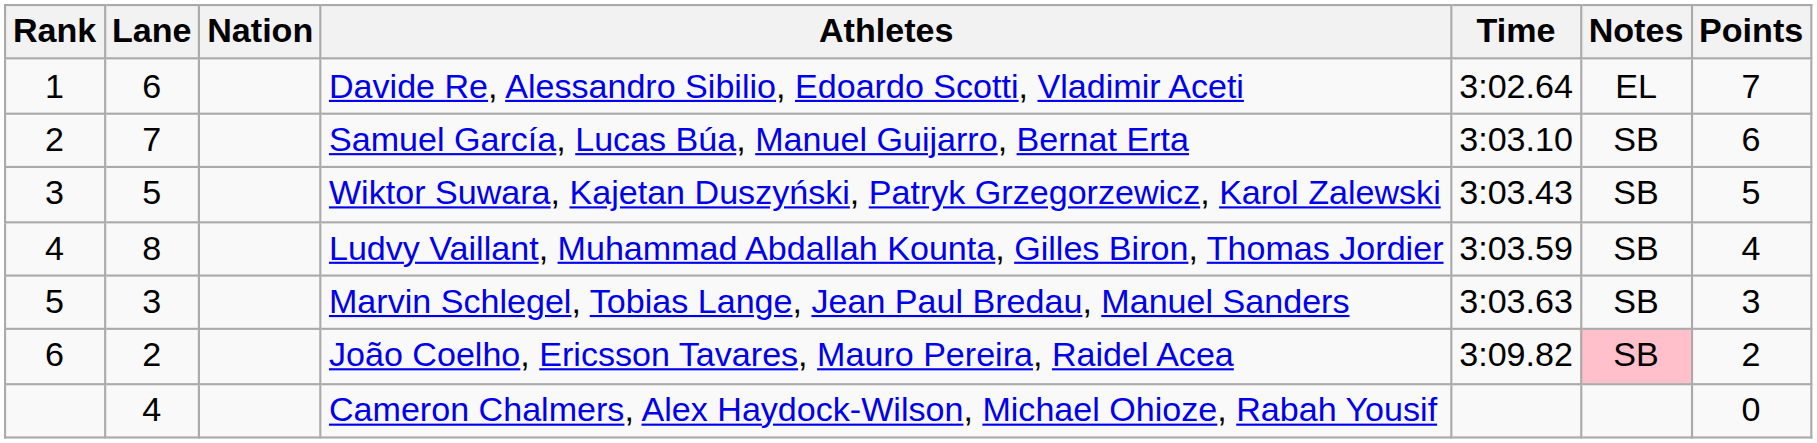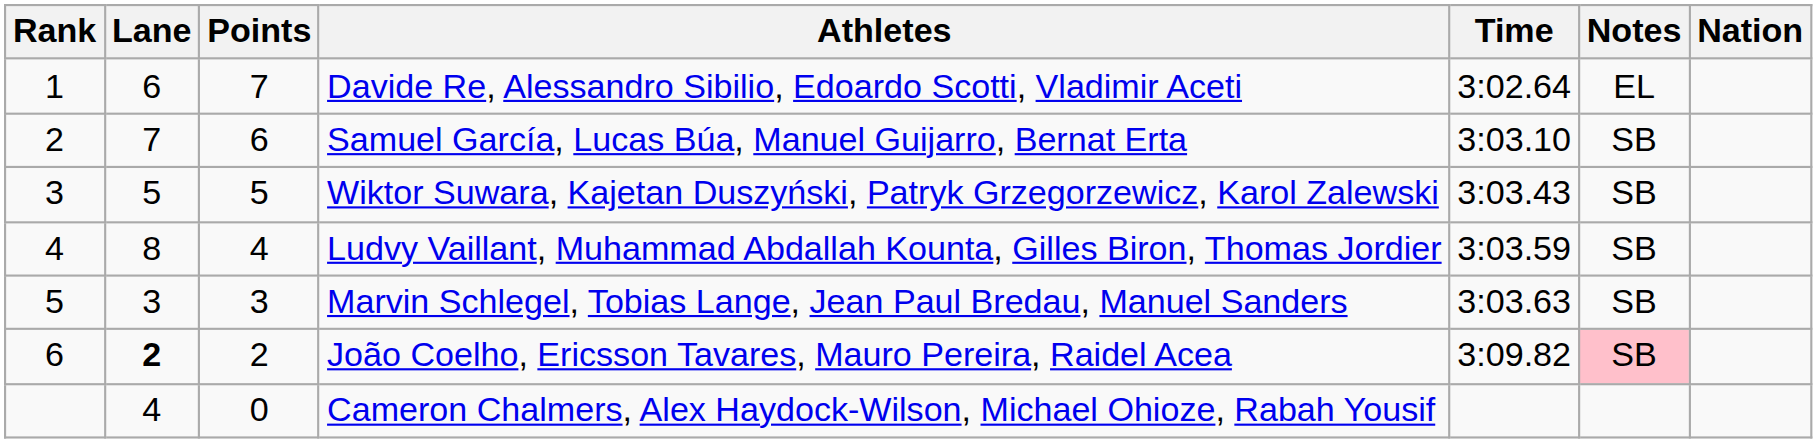columns swapped: (260, 31) <-> (1751, 31)
(152, 355) normal -> (152, 355) bold
